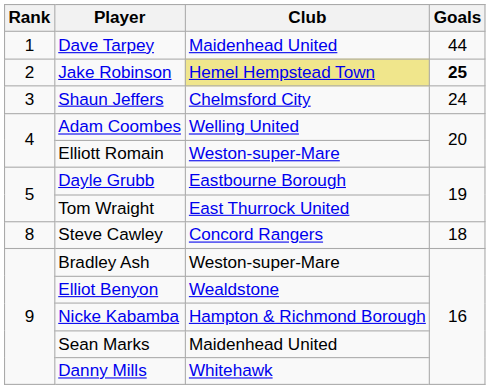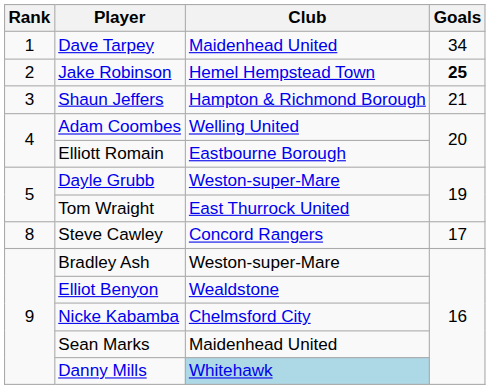(458, 45) 44 -> (458, 45) 34
(282, 72) khaki background -> (282, 72) no background
(250, 99) Chelmsford City -> (307, 99) Hampton & Richmond Borough
(458, 99) 24 -> (458, 99) 21
(264, 153) Weston-super-Mare -> (267, 153) Eastbourne Borough
(267, 180) Eastbourne Borough -> (264, 180) Weston-super-Mare
(458, 235) 18 -> (458, 235) 17
(307, 316) Hampton & Richmond Borough -> (250, 316) Chelmsford City
(231, 371) no background -> (231, 371) lightblue background
